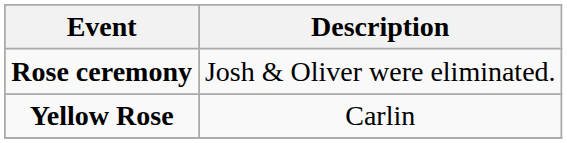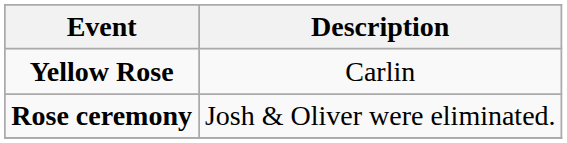rows swapped: (102, 115) <-> (102, 71)
